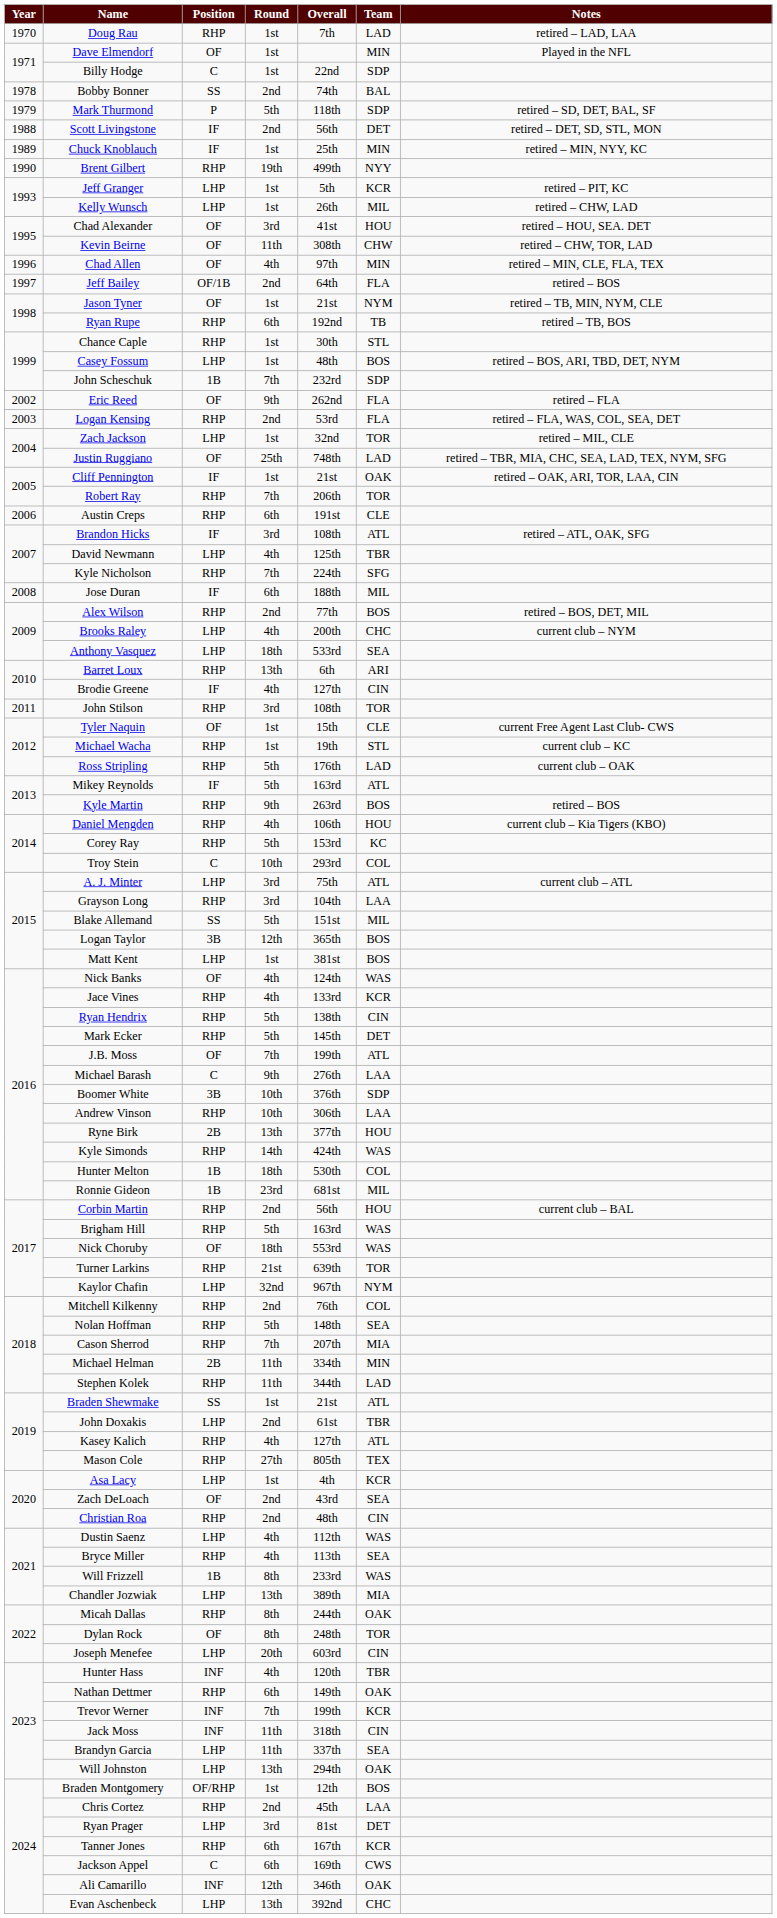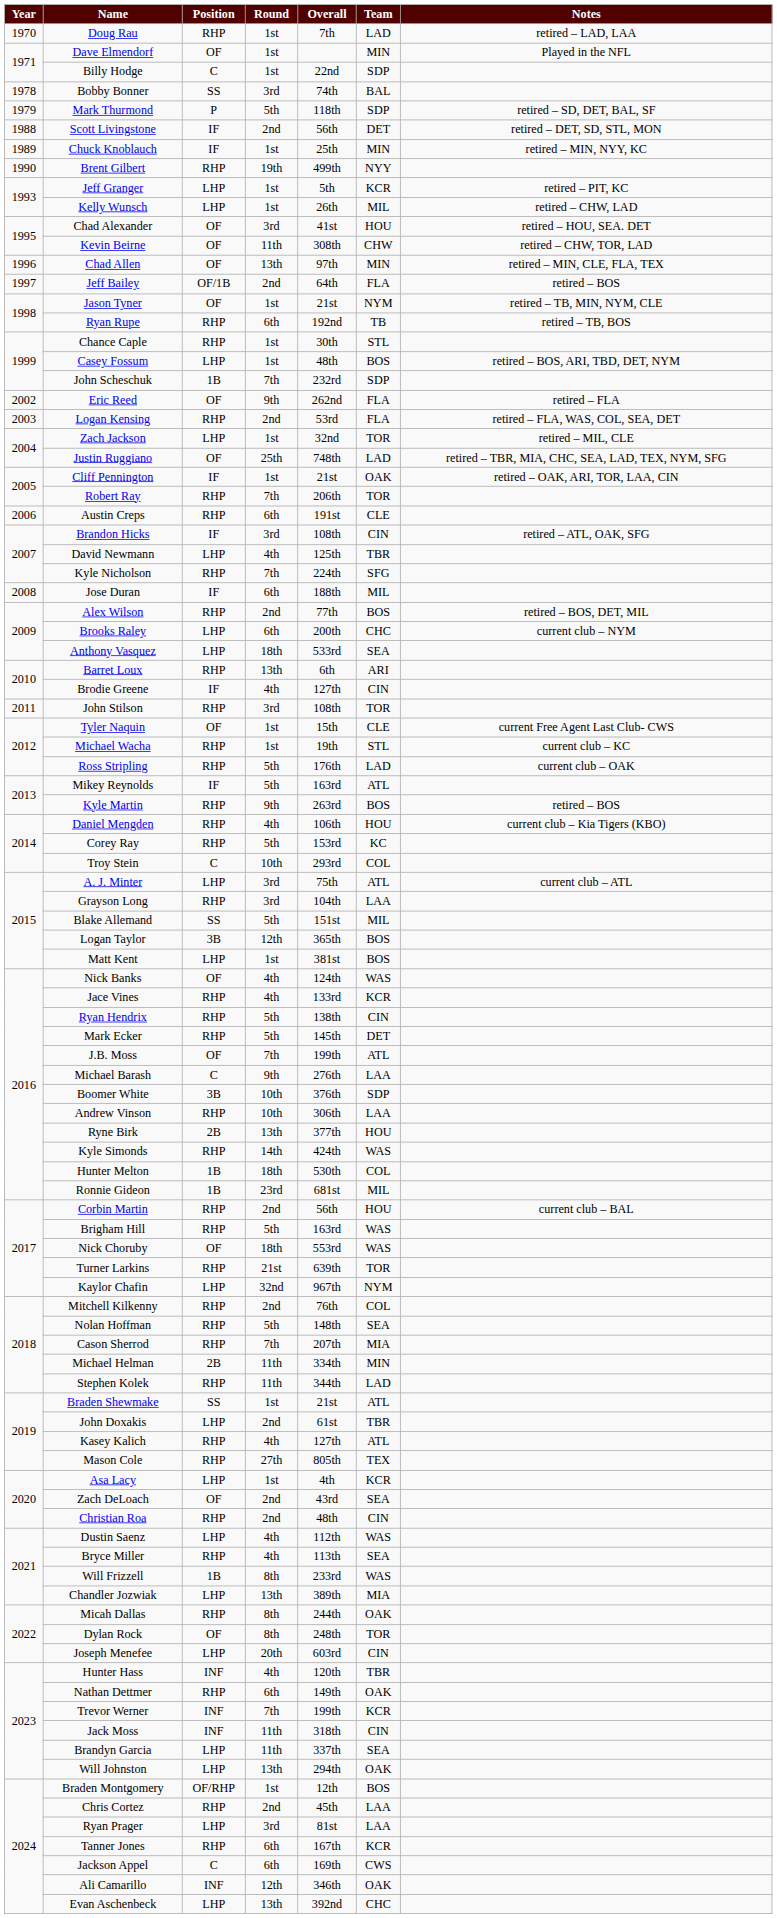(271, 91) 2nd -> (271, 91) 3rd
(271, 264) 4th -> (271, 264) 13th
(378, 534) ATL -> (378, 534) CIN
(271, 631) 4th -> (271, 631) 6th
(378, 1826) DET -> (378, 1826) LAA
